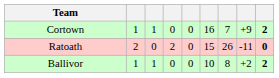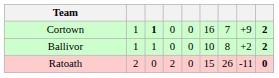(154, 30) normal -> (154, 30) bold
rows swapped: (65, 64) <-> (65, 47)
